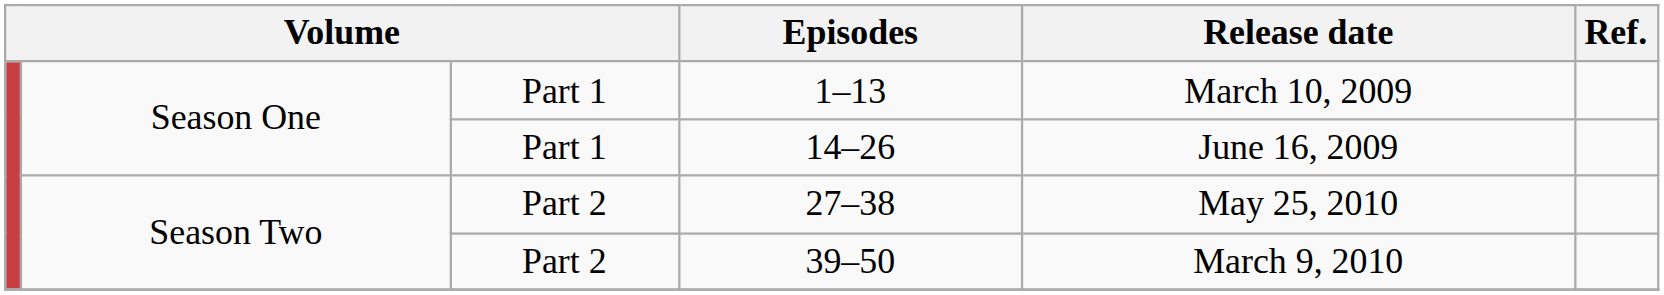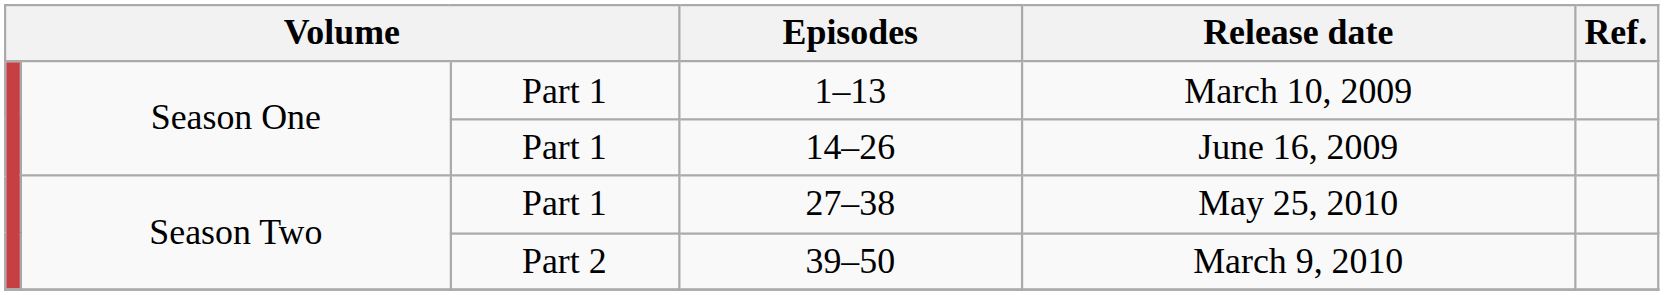(564, 203) Part 2 -> (564, 203) Part 1
